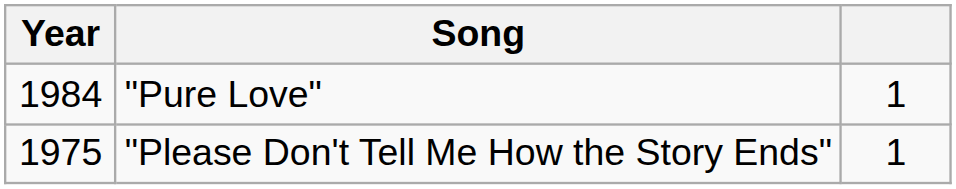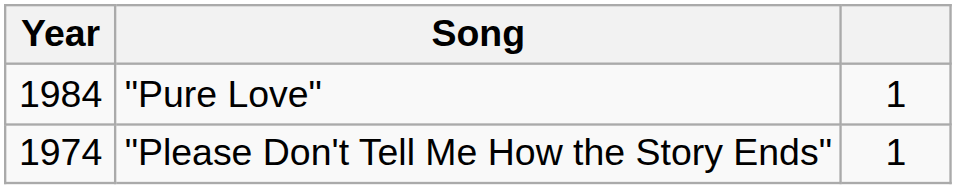(61, 152) 1975 -> (61, 152) 1974
